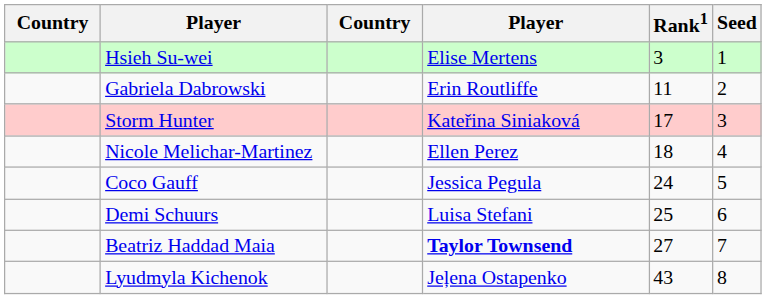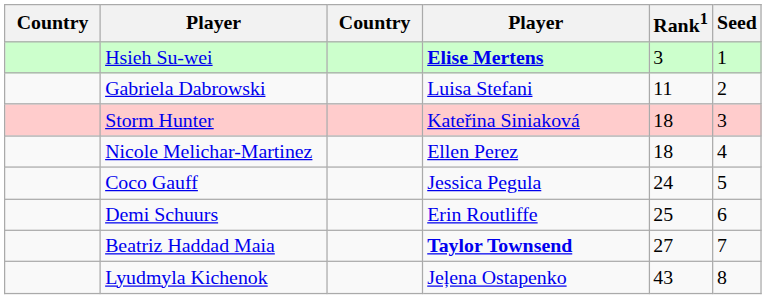(482, 57) normal -> (485, 57) bold
(482, 88) Erin Routliffe -> (480, 88) Luisa Stefani
(663, 119) 17 -> (663, 119) 18
(480, 214) Luisa Stefani -> (482, 214) Erin Routliffe
